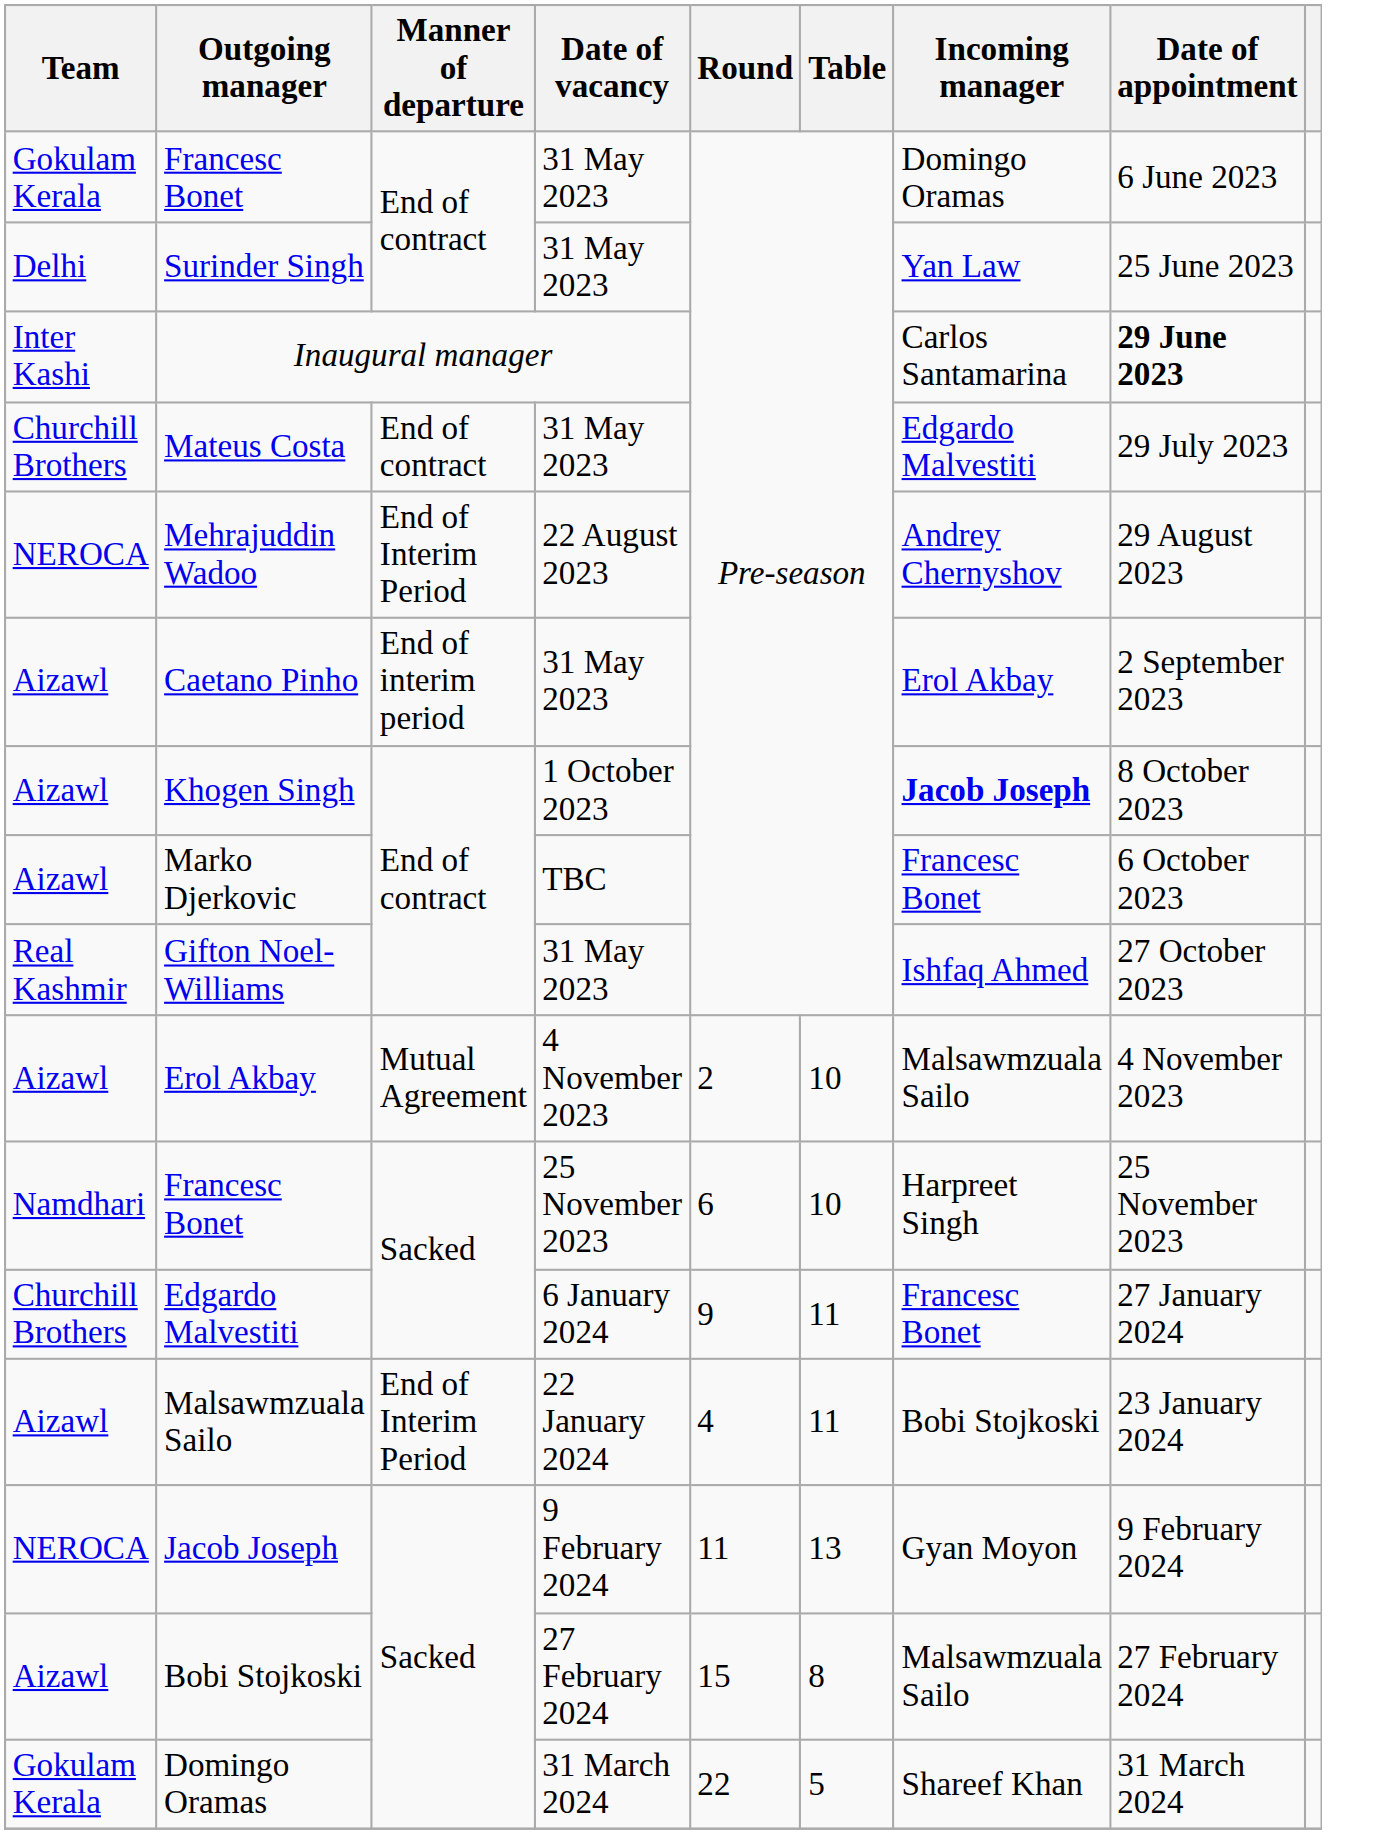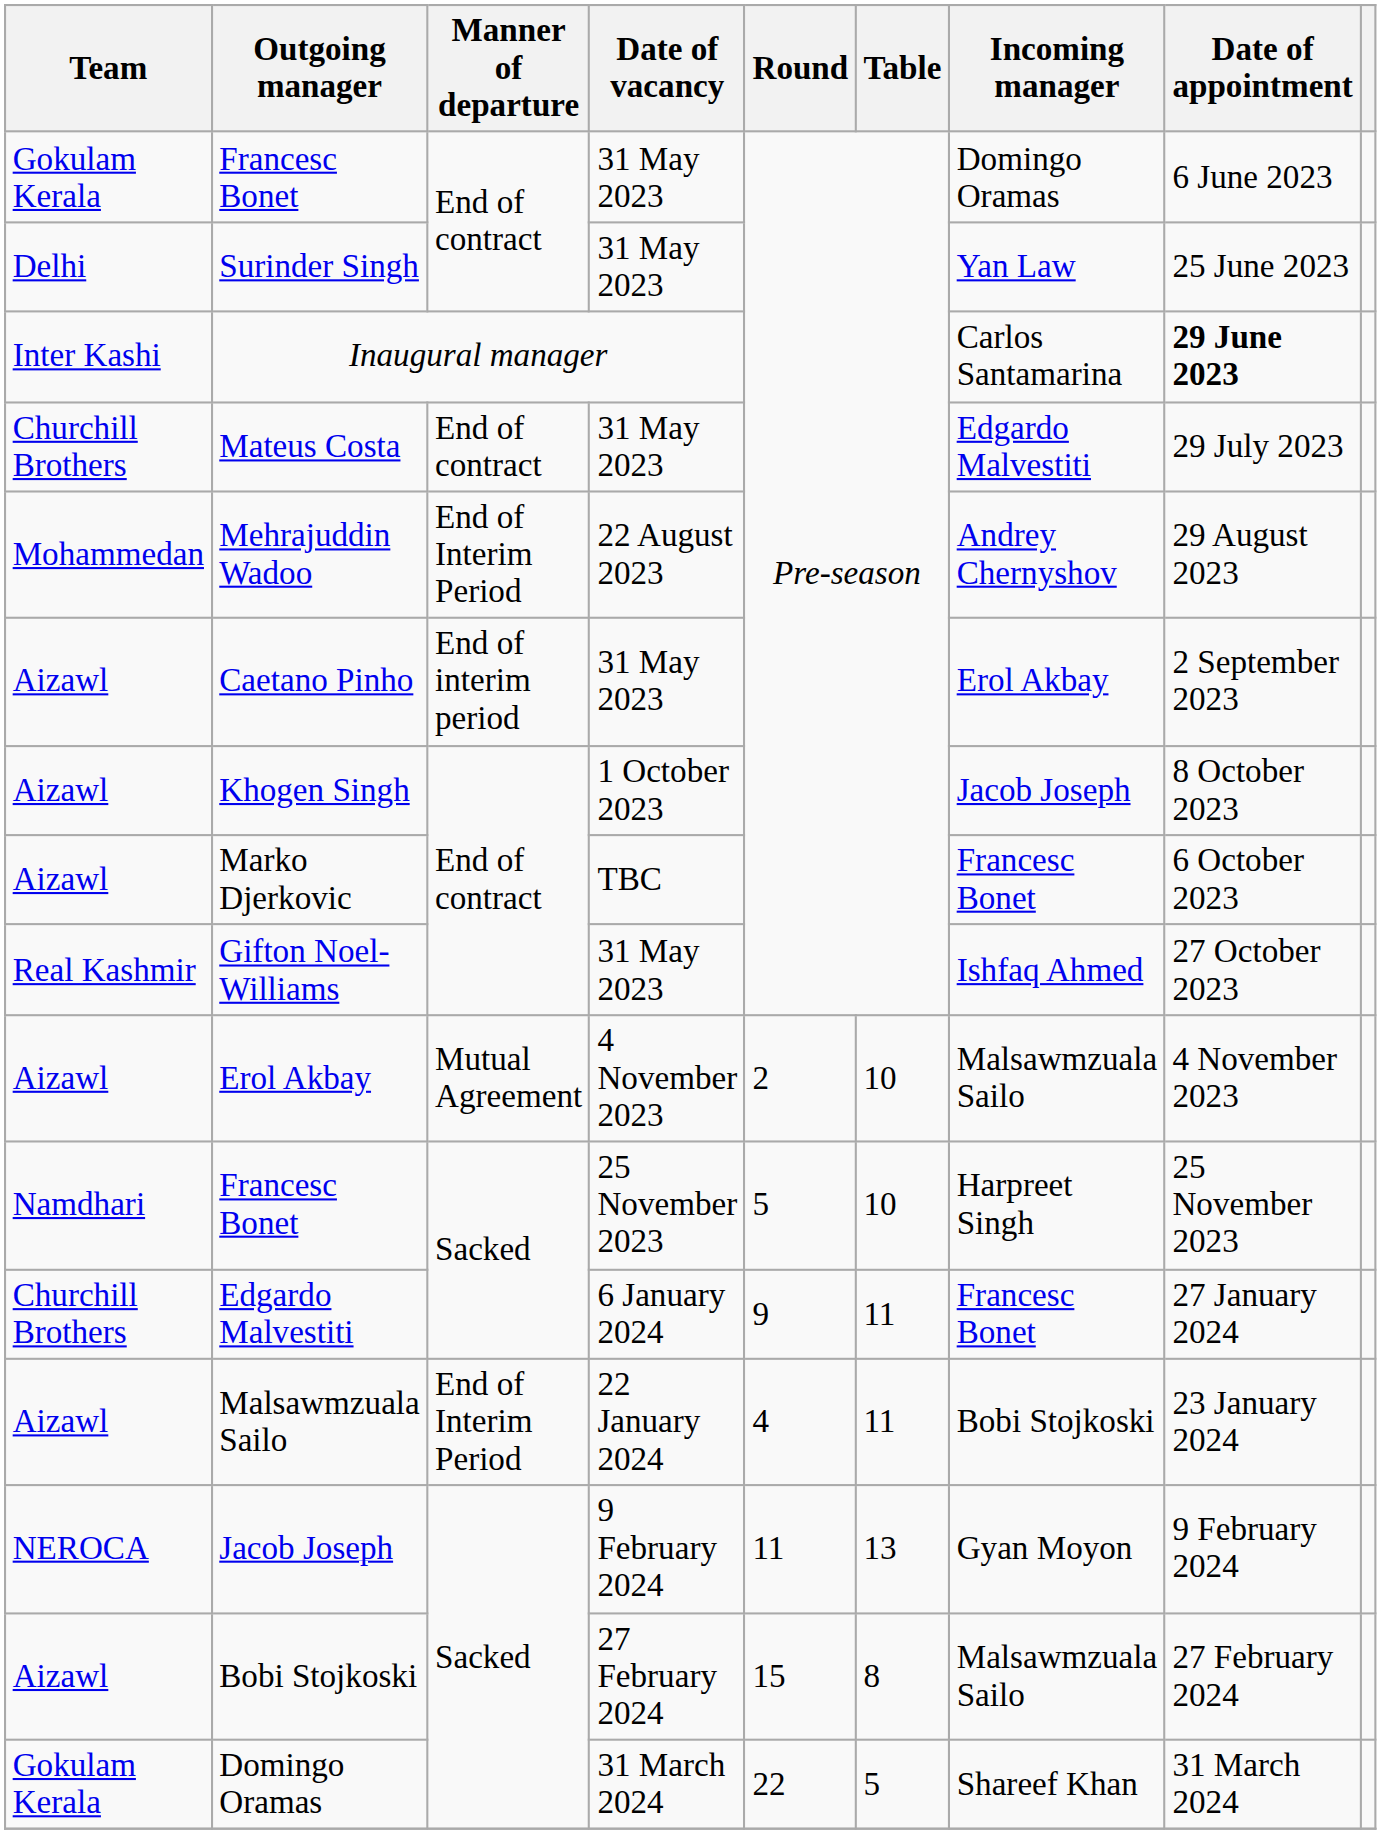(81, 554) NEROCA -> (108, 554) Mohammedan
(996, 789) bold -> (1044, 789) normal
(706, 1204) 6 -> (761, 1204) 5
